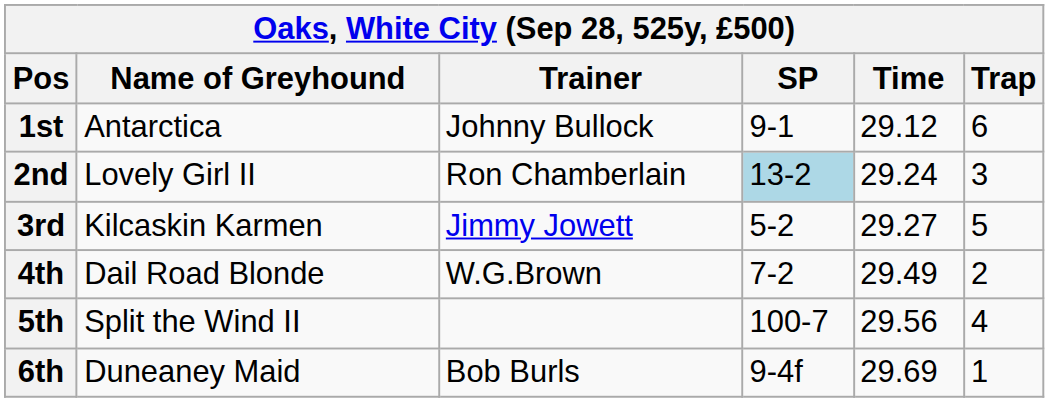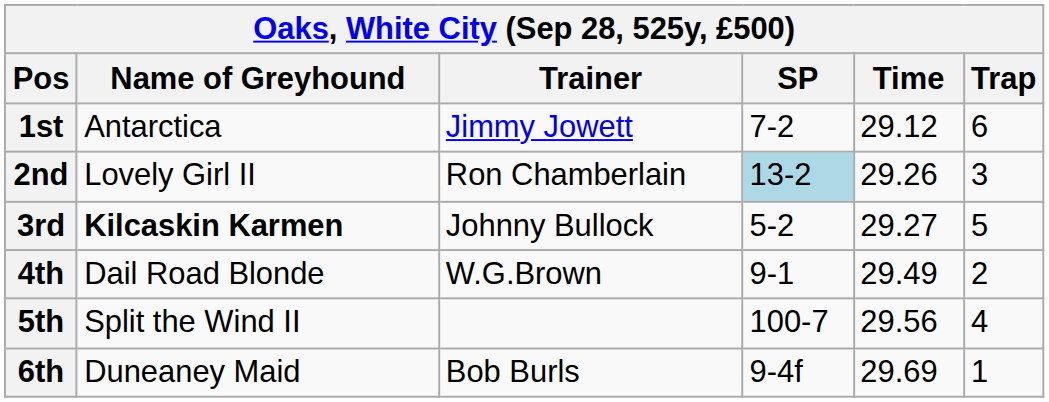(550, 126) Johnny Bullock -> (539, 126) Jimmy Jowett
(772, 126) 9-1 -> (772, 126) 7-2
(899, 175) 29.24 -> (899, 175) 29.26
(203, 224) normal -> (214, 224) bold
(539, 224) Jimmy Jowett -> (550, 224) Johnny Bullock
(772, 273) 7-2 -> (772, 273) 9-1
